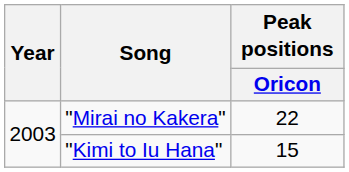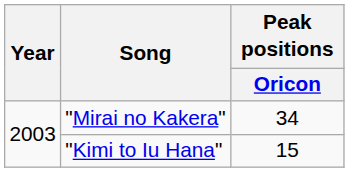(287, 117) 22 -> (287, 117) 34
